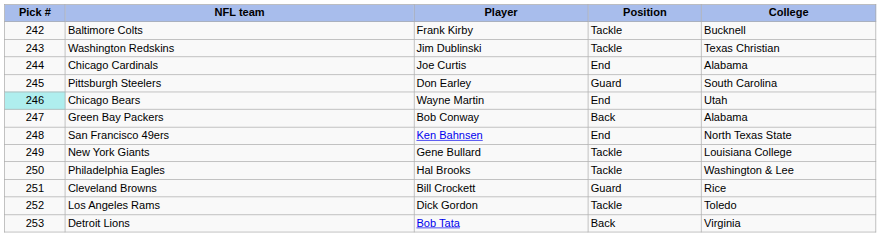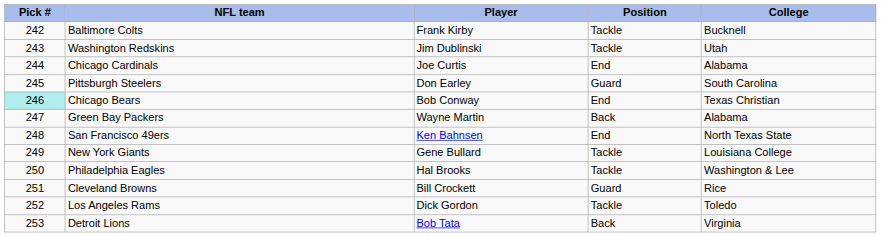(742, 48) Texas Christian -> (716, 48) Utah
(450, 100) Wayne Martin -> (448, 100) Bob Conway
(716, 100) Utah -> (742, 100) Texas Christian
(448, 118) Bob Conway -> (450, 118) Wayne Martin
